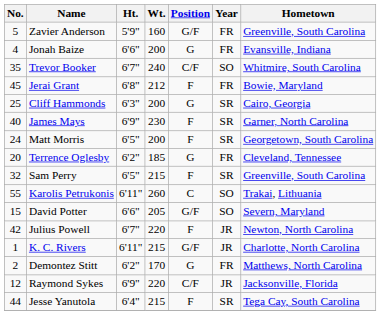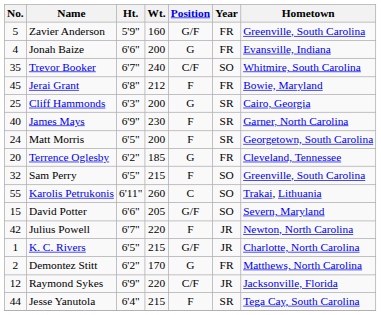(227, 175) SR -> (227, 175) SO
(131, 247) 6'11" -> (131, 247) 6'5"
